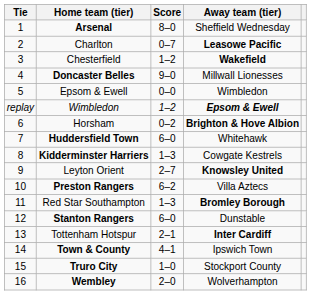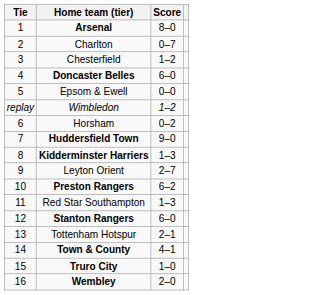- column: (243, 12)
(167, 75) 9–0 -> (167, 75) 6–0
(167, 139) 6–0 -> (167, 139) 9–0
